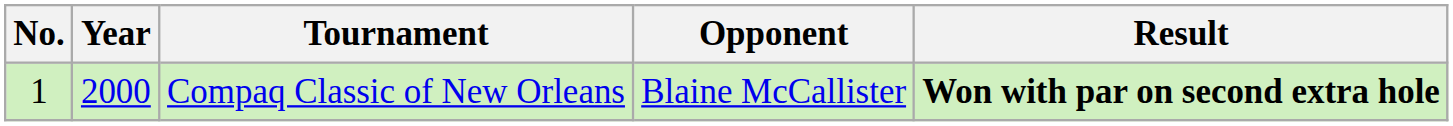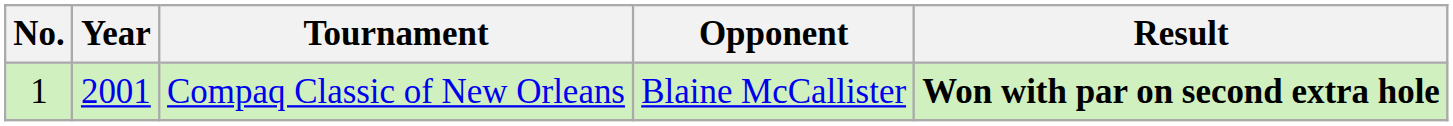(116, 91) 2000 -> (116, 91) 2001
